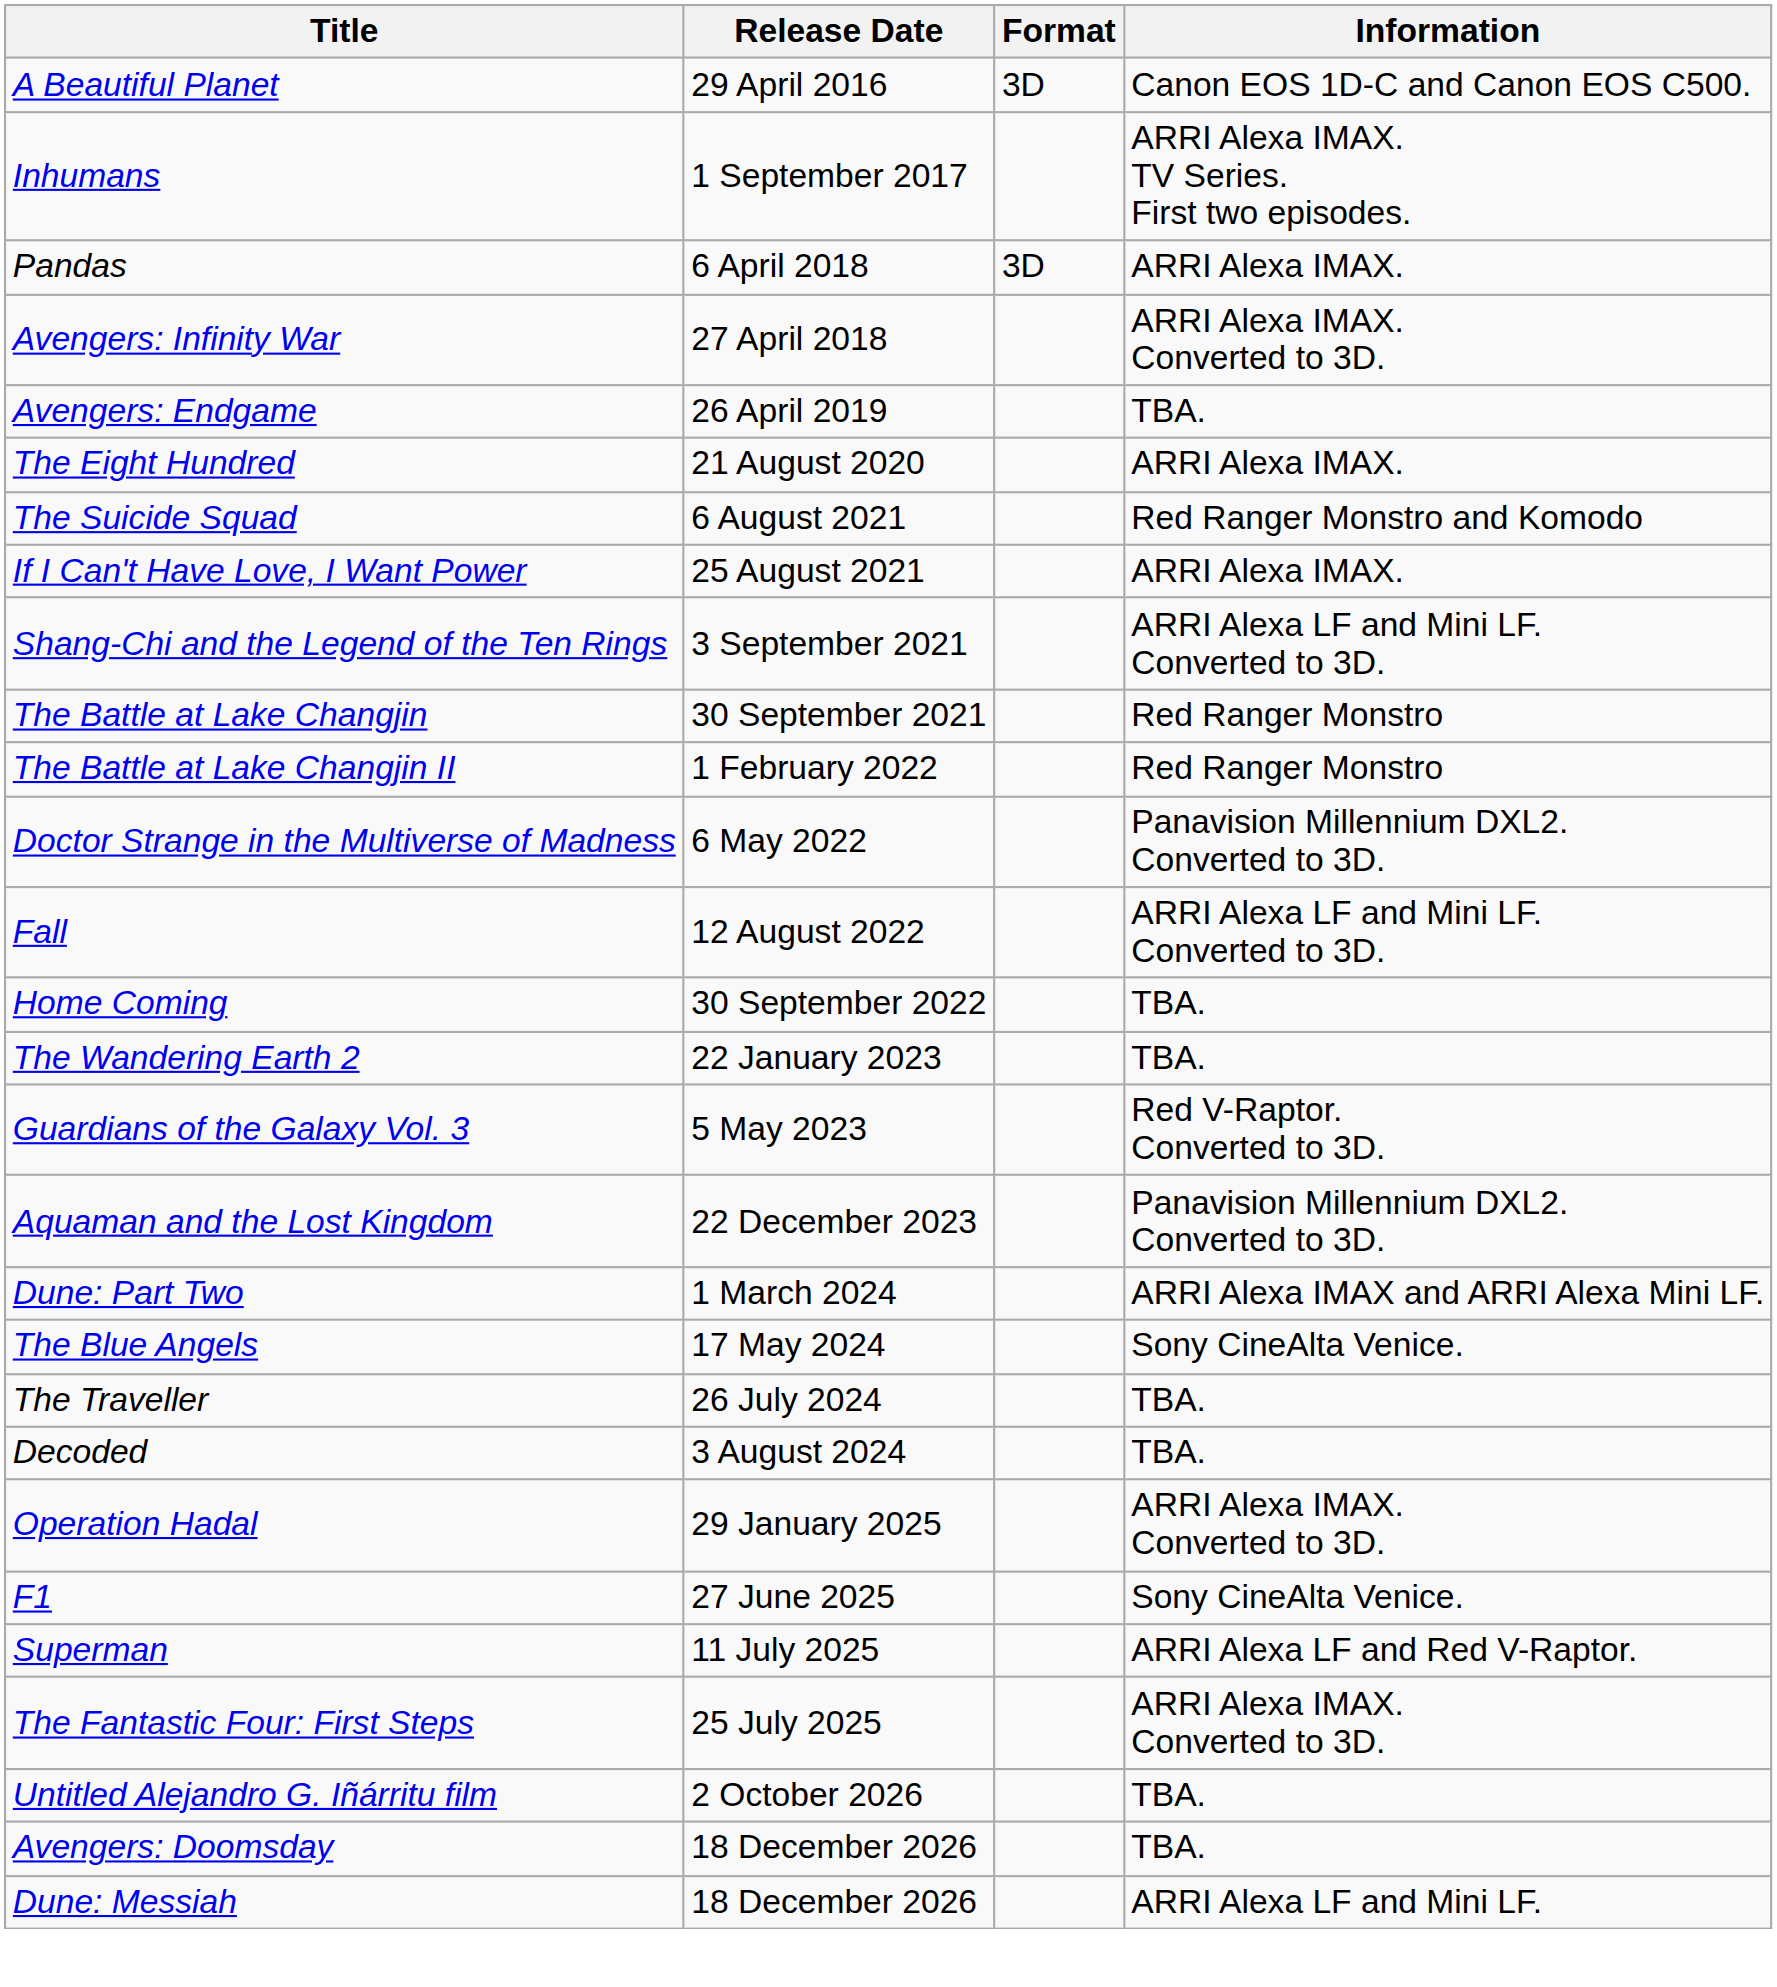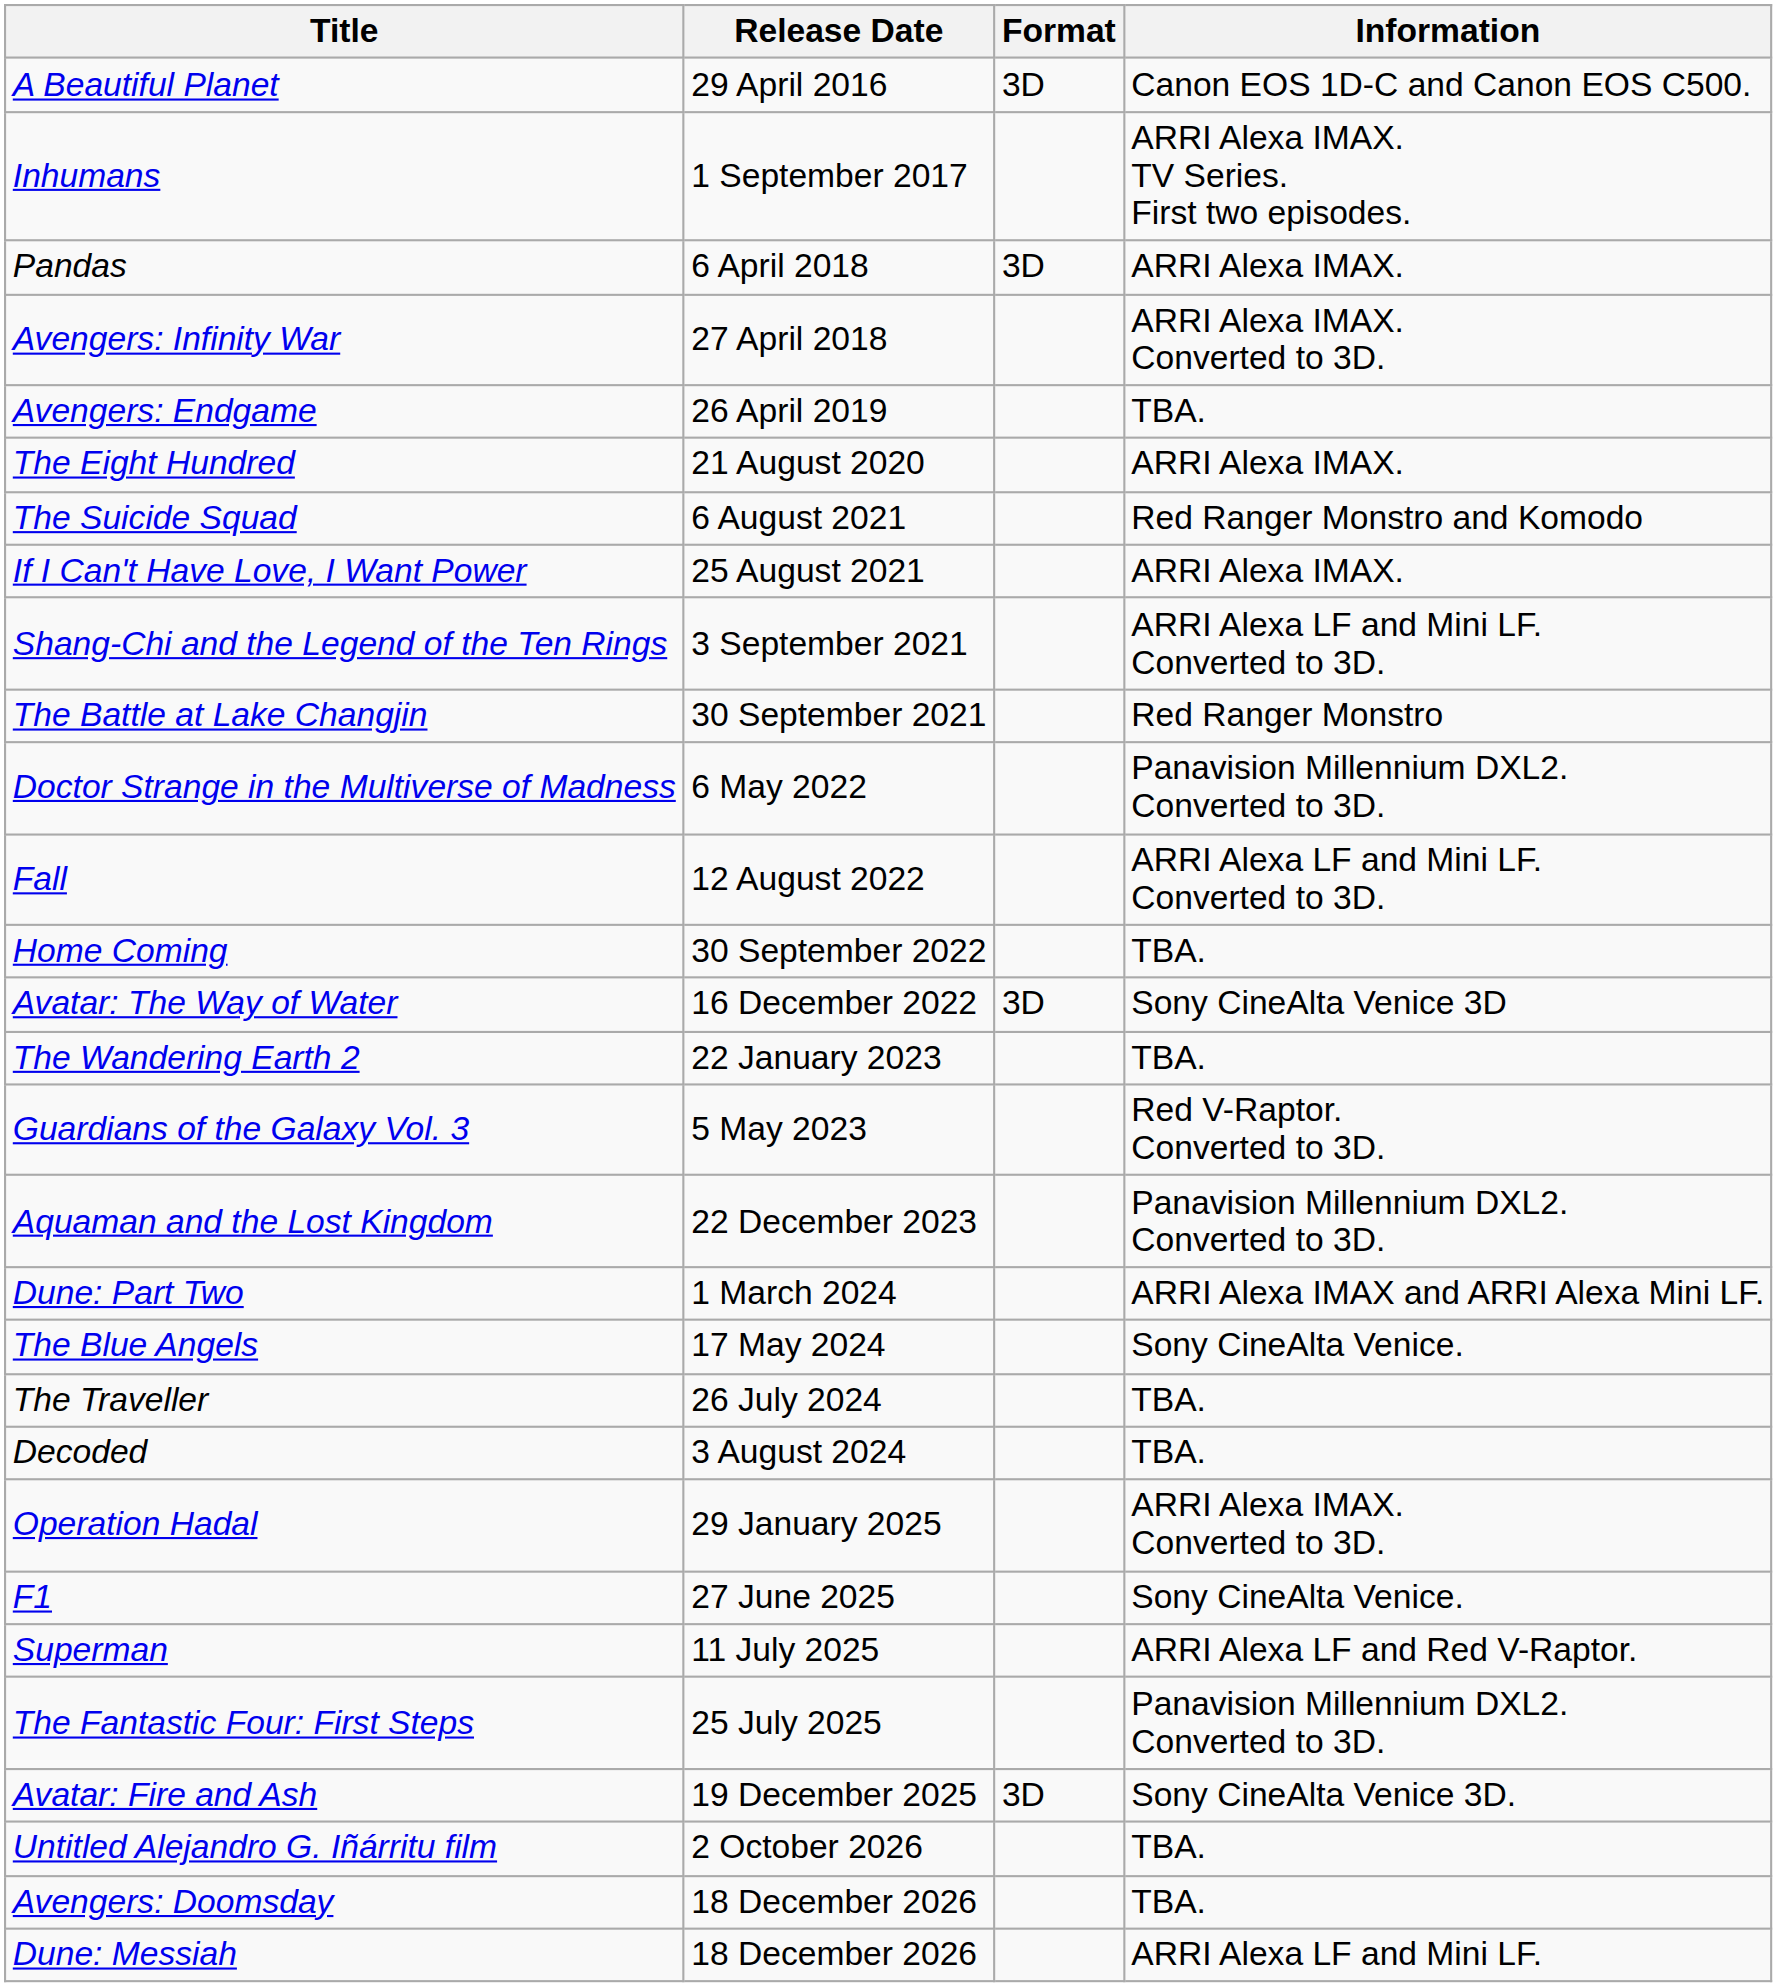- row: (234, 768)
+ row: (205, 1003)
(1268, 1722) ARRI Alexa IMAX. Converted to 3D. -> (1350, 1722) Panavision Millennium DXL2. Converted to 3D.
+ row: (165, 1794)
